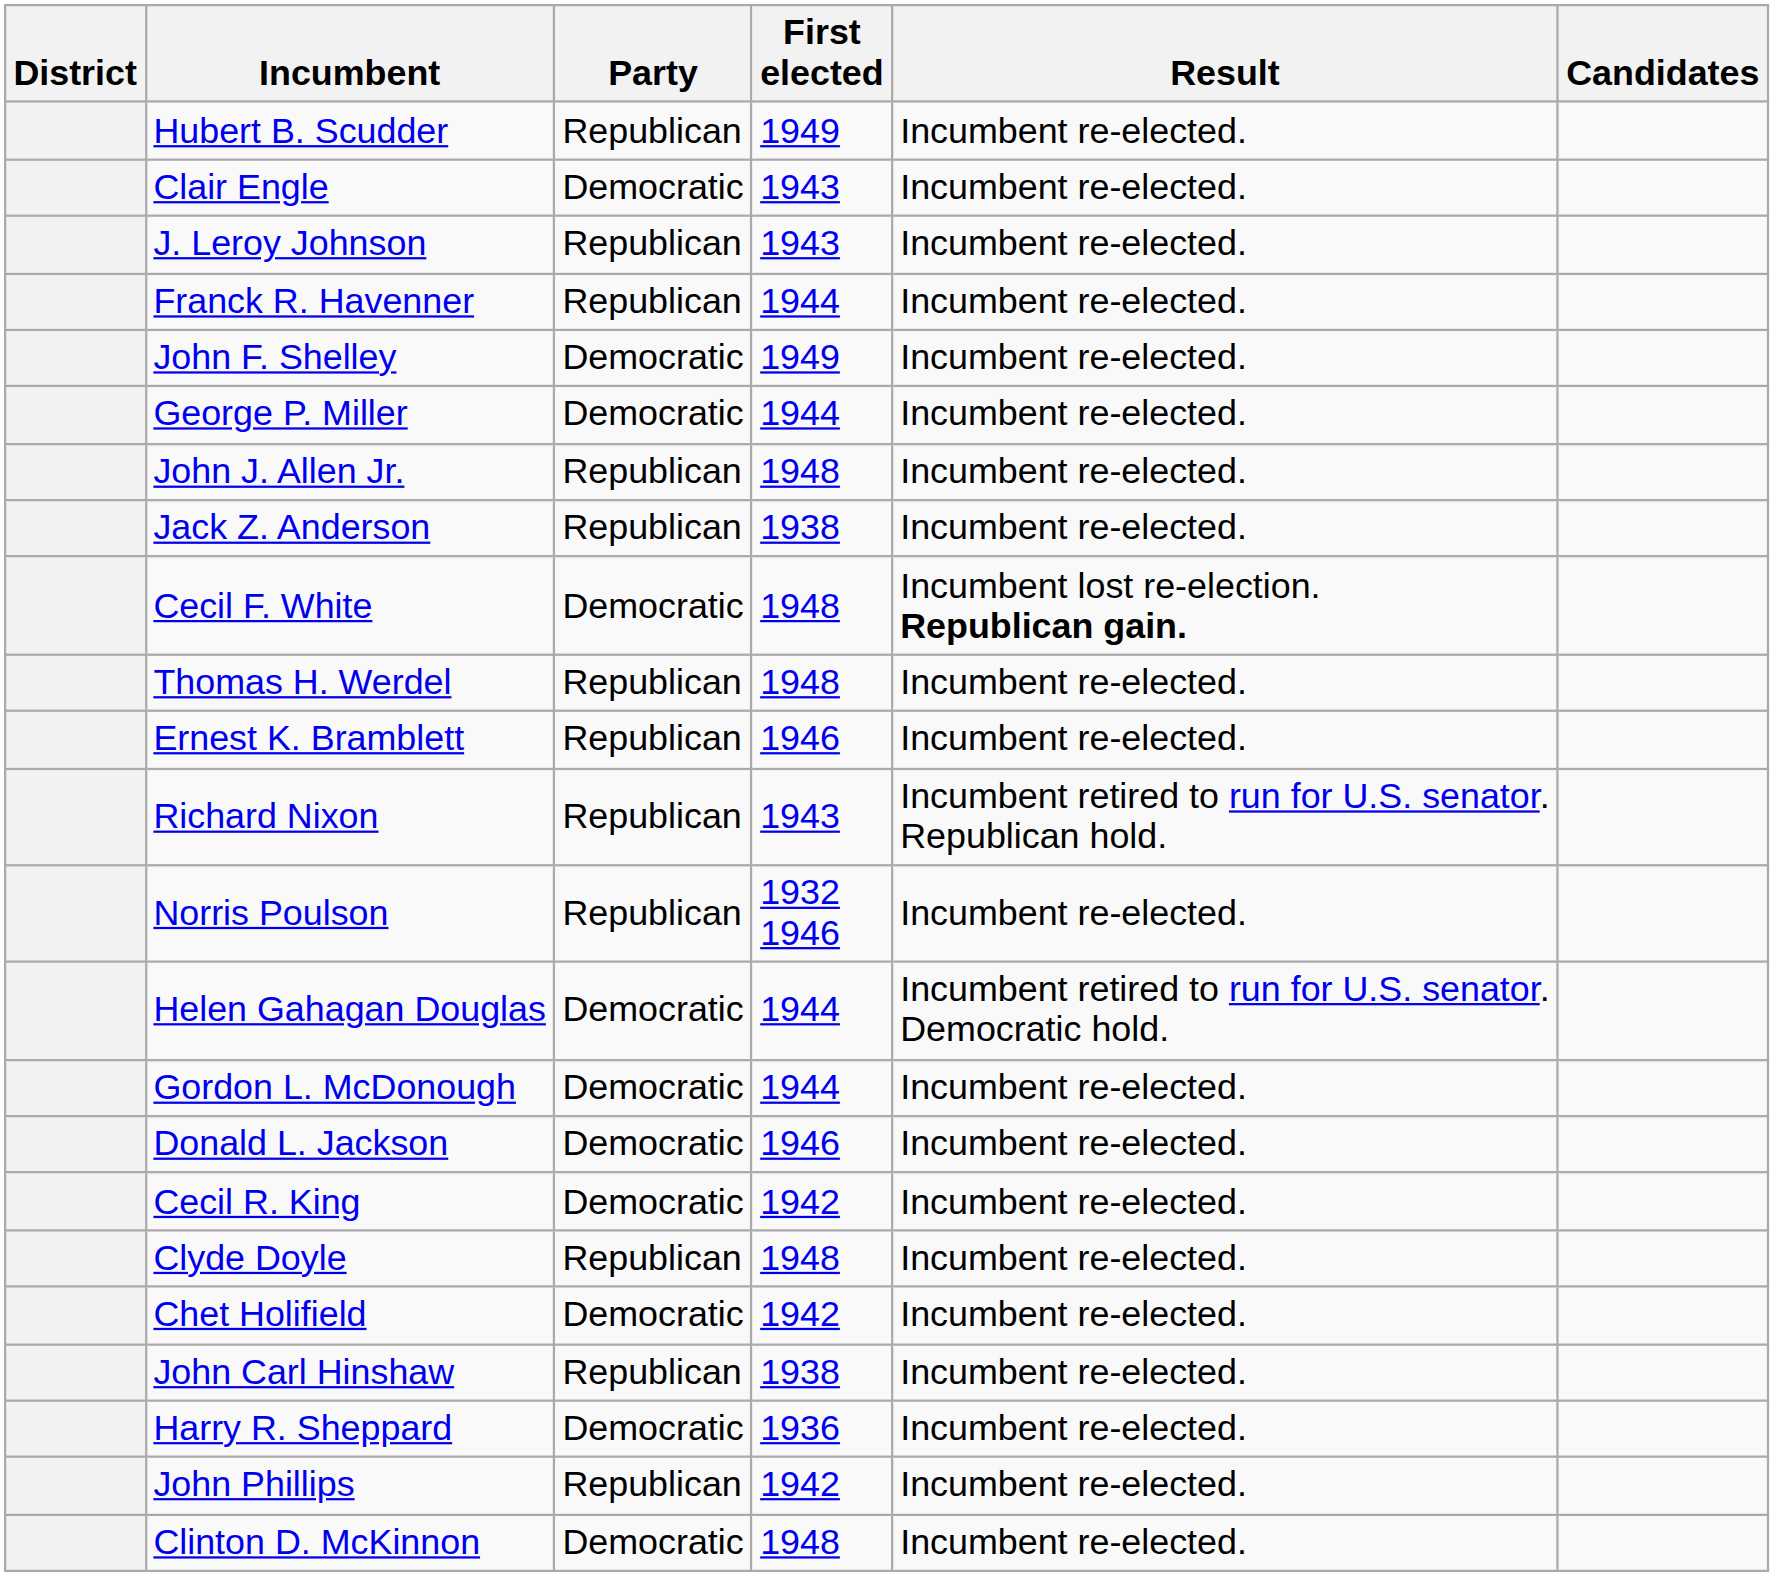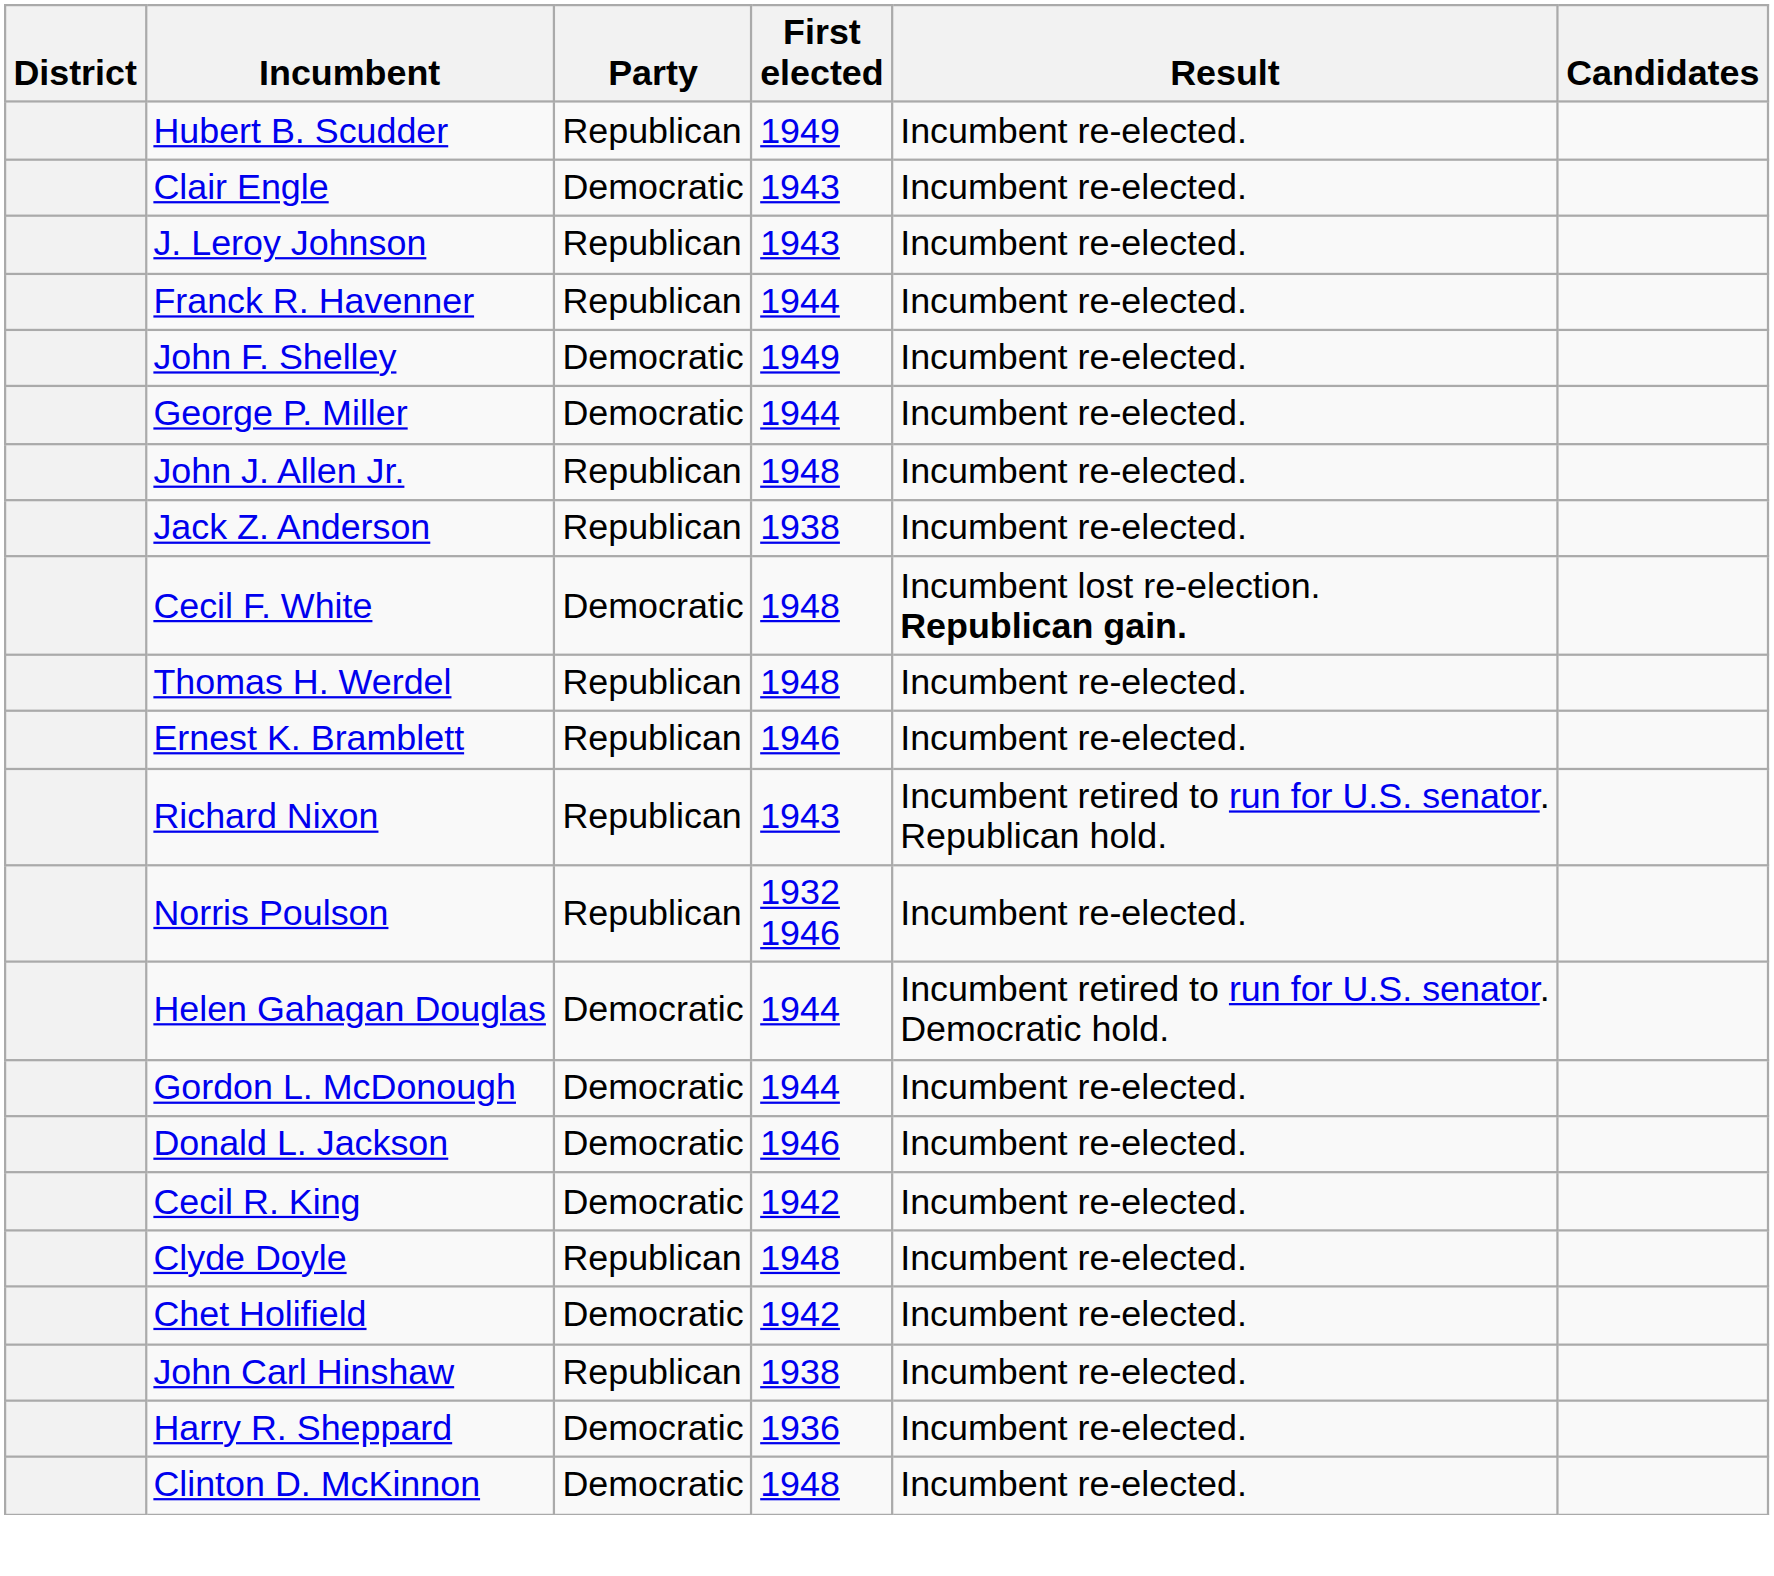- row: (254, 1484)
